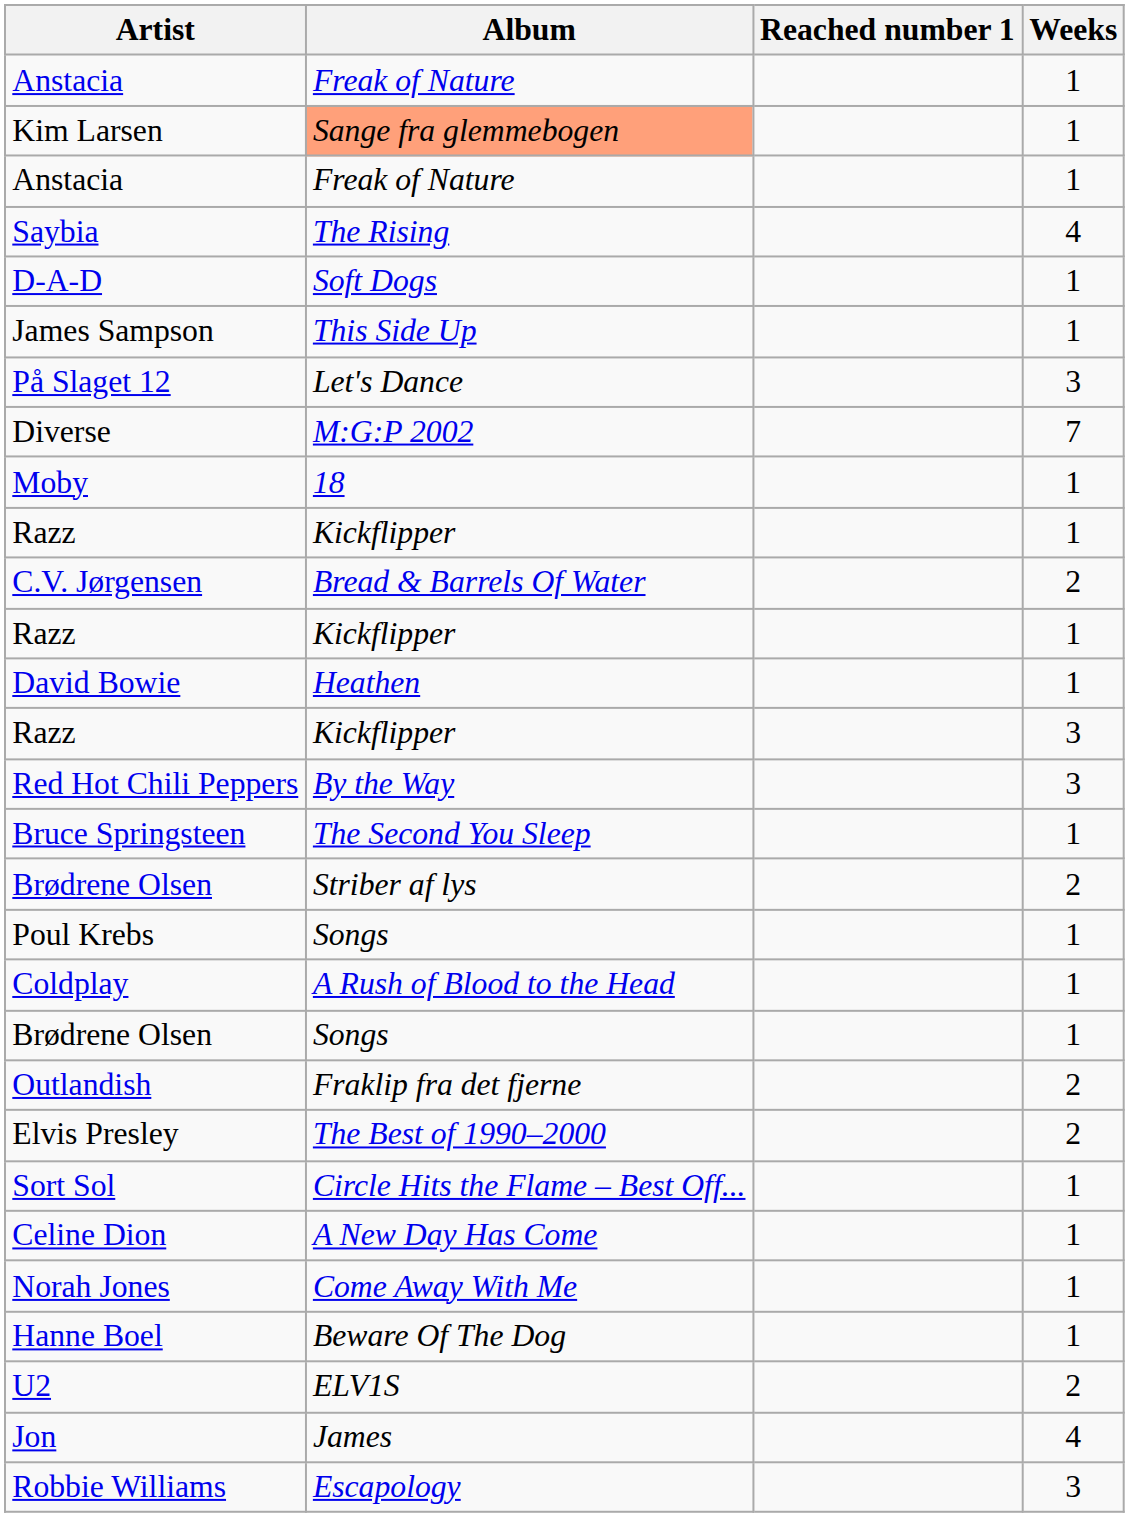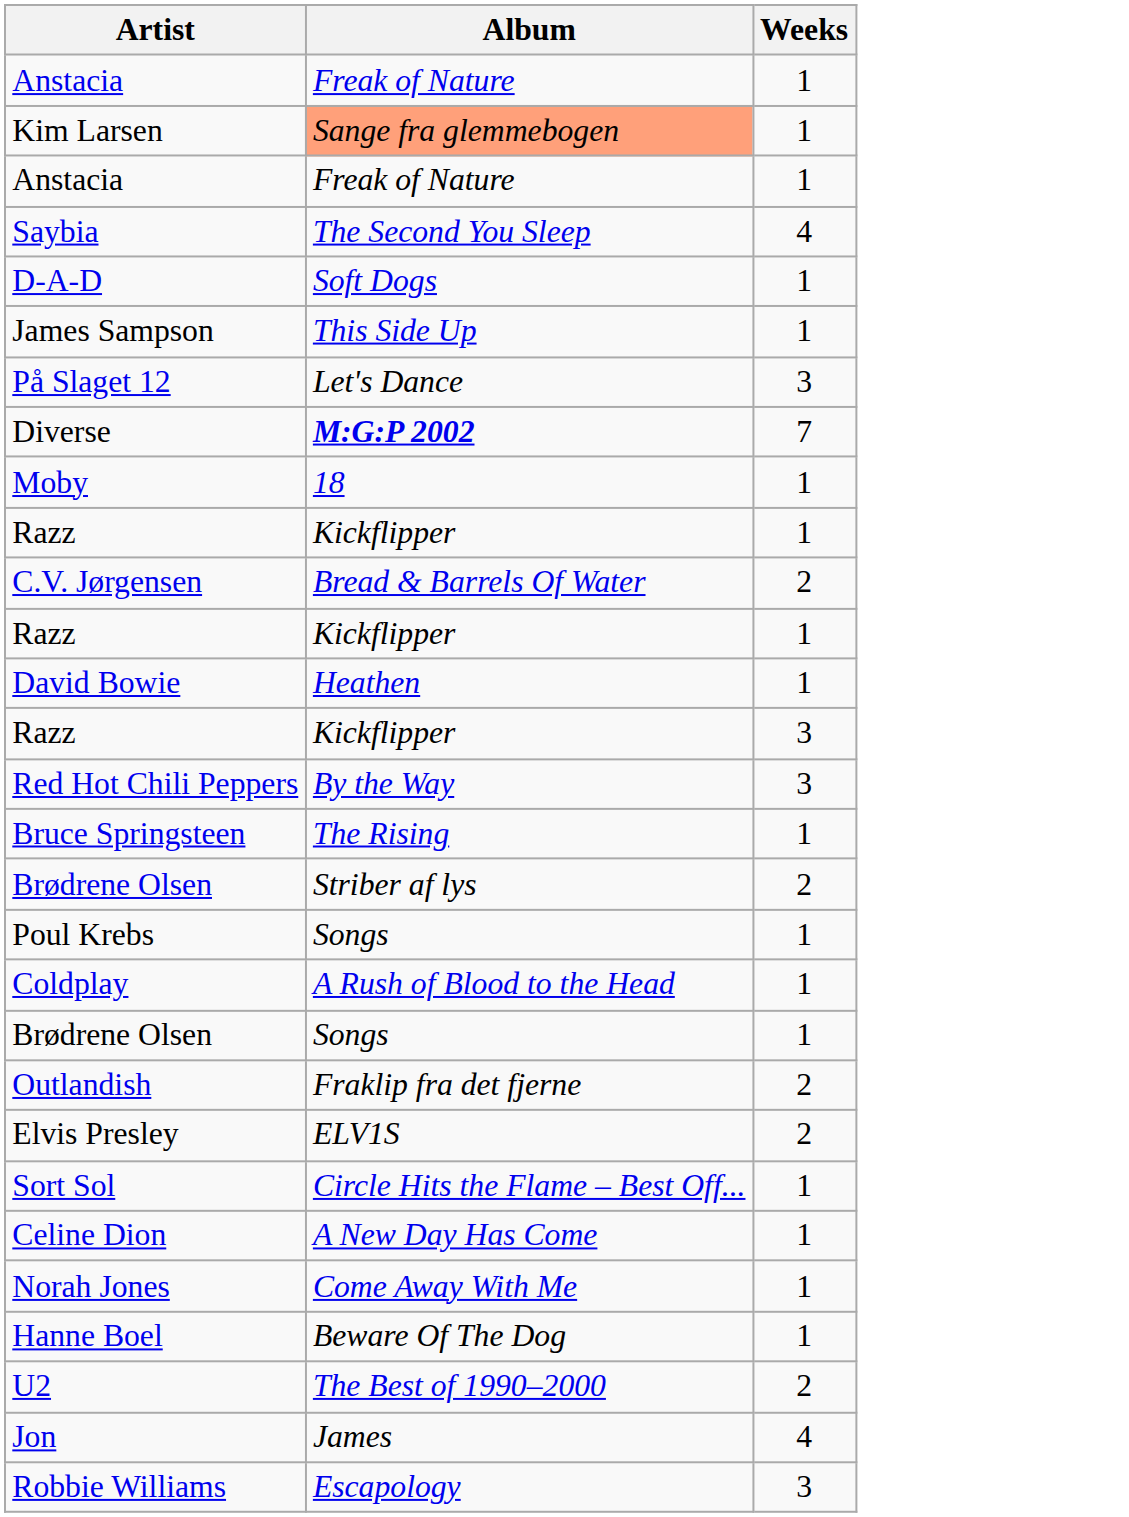- column: (887, 29)
(381, 230) The Rising -> (452, 230) The Second You Sleep
(393, 431) normal -> (394, 431) bold
(452, 833) The Second You Sleep -> (381, 833) The Rising
(459, 1134) The Best of 1990–2000 -> (356, 1134) ELV1S
(356, 1386) ELV1S -> (459, 1386) The Best of 1990–2000
